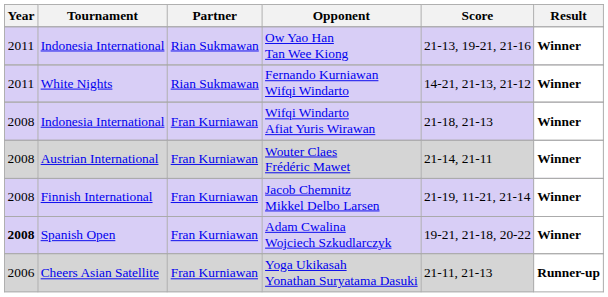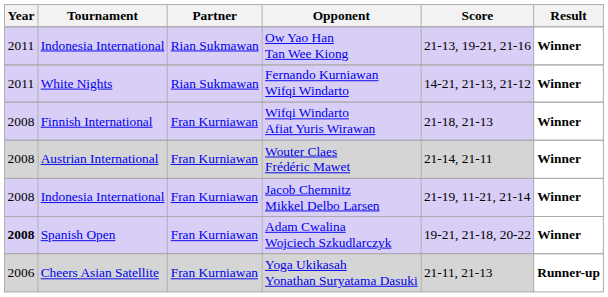(103, 121) Indonesia International -> (97, 121) Finnish International
(97, 197) Finnish International -> (103, 197) Indonesia International
